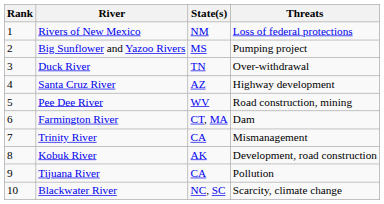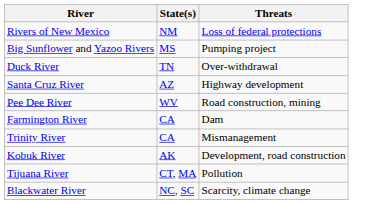- column: (20, 13)
(209, 119) CT, MA -> (167, 119) CA
(198, 173) CA -> (178, 173) CT, MA
